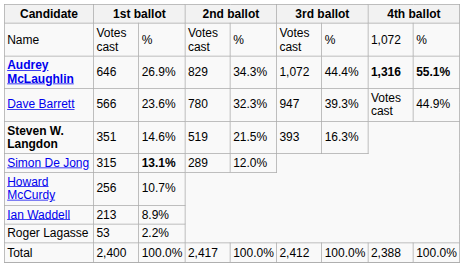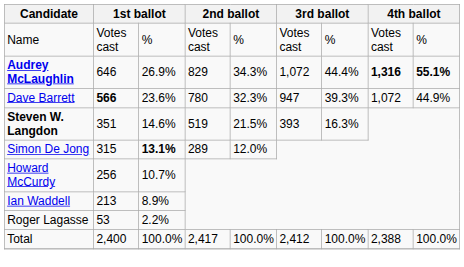(386, 39) 1,072 -> (386, 39) Votes cast
(106, 104) normal -> (106, 98) bold
(386, 104) Votes cast -> (386, 98) 1,072
